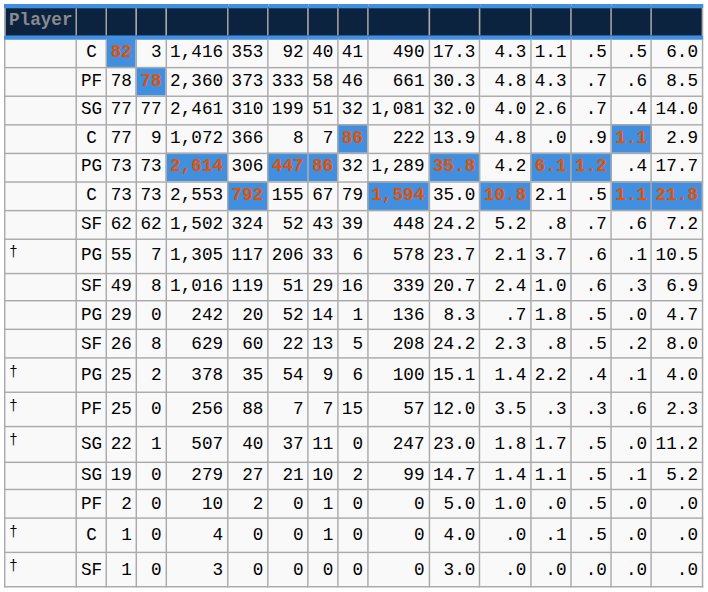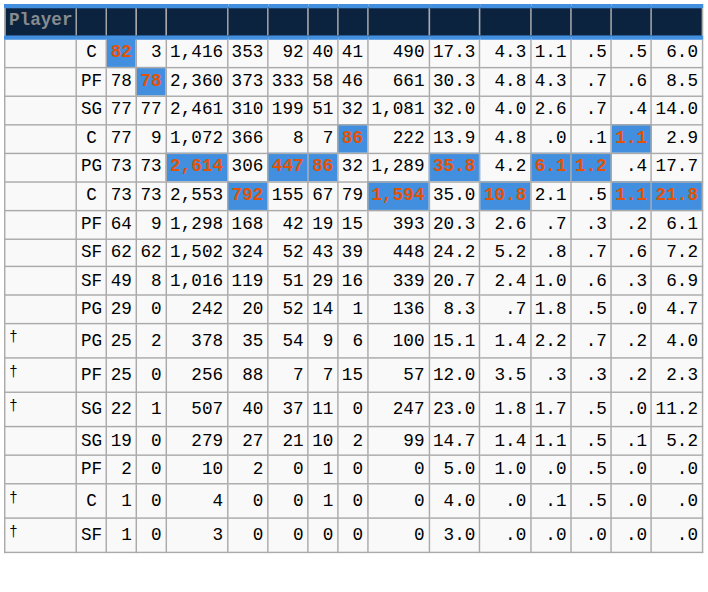(596, 139) .9 -> (596, 139) .1
+ row: (92, 225)
- row: (92, 256)
- row: (92, 345)
(596, 376) .4 -> (596, 342) .7
(637, 376) .1 -> (637, 342) .2
(637, 410) .6 -> (637, 376) .2
